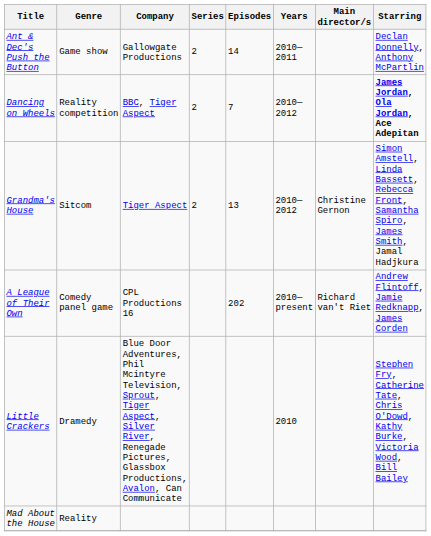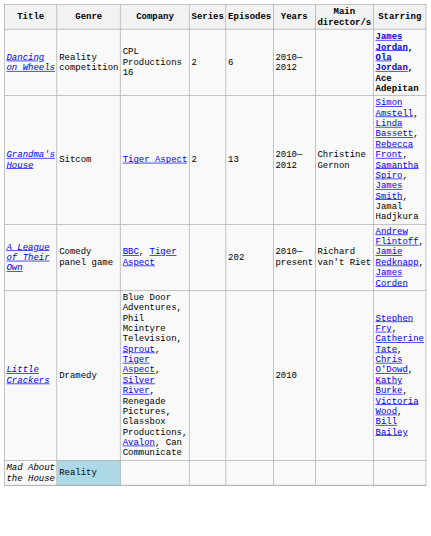- row: (28, 52)
(150, 108) BBC, Tiger Aspect -> (152, 62) CPL Productions 16
(231, 108) 7 -> (231, 62) 6
(152, 303) CPL Productions 16 -> (150, 257) BBC, Tiger Aspect
(78, 519) no background -> (78, 473) lightblue background
